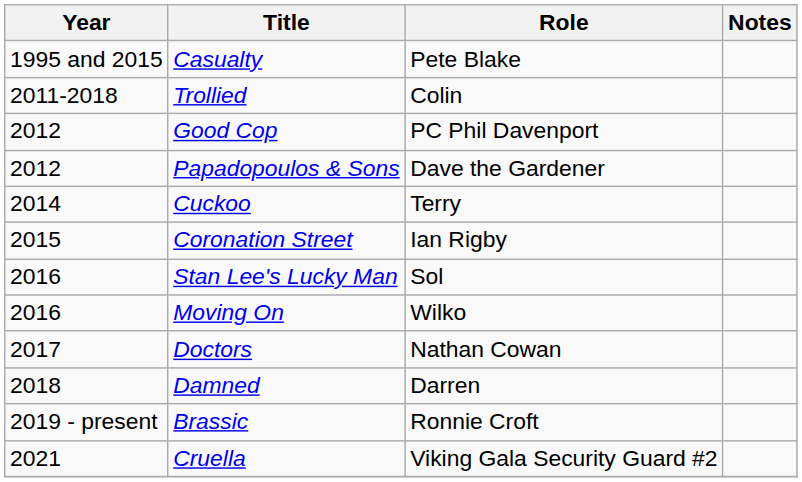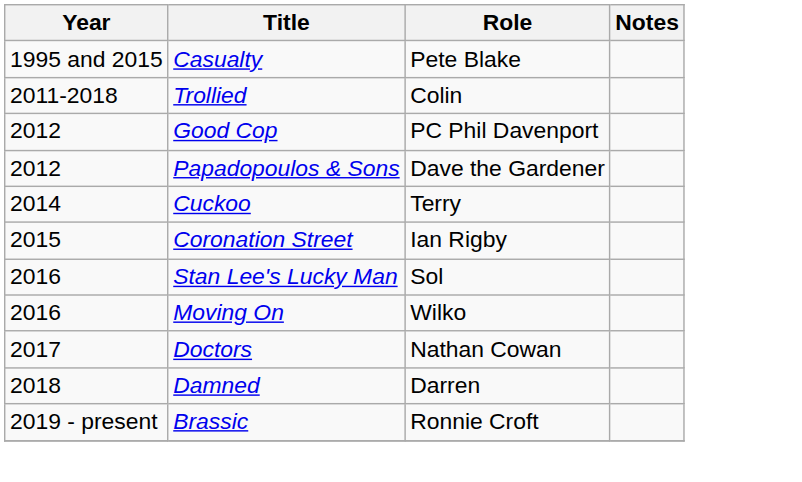- row: (209, 458)
